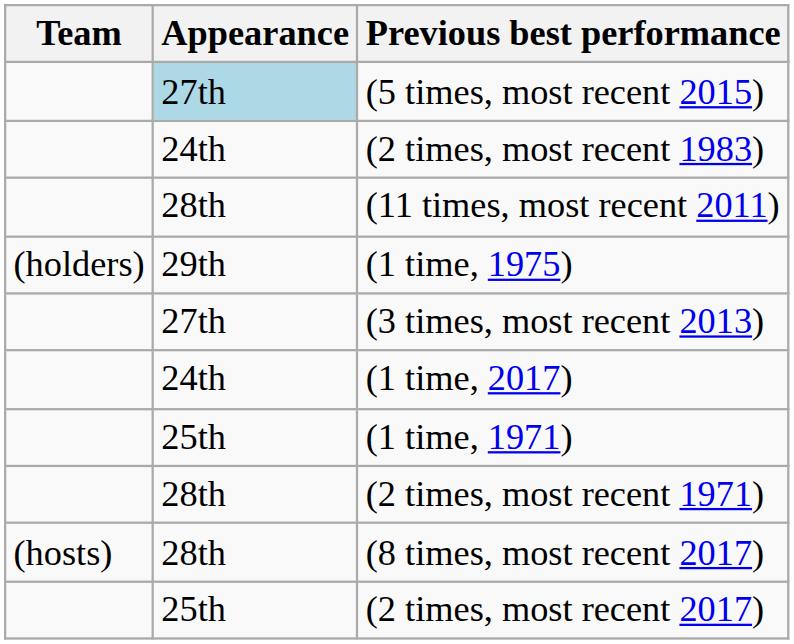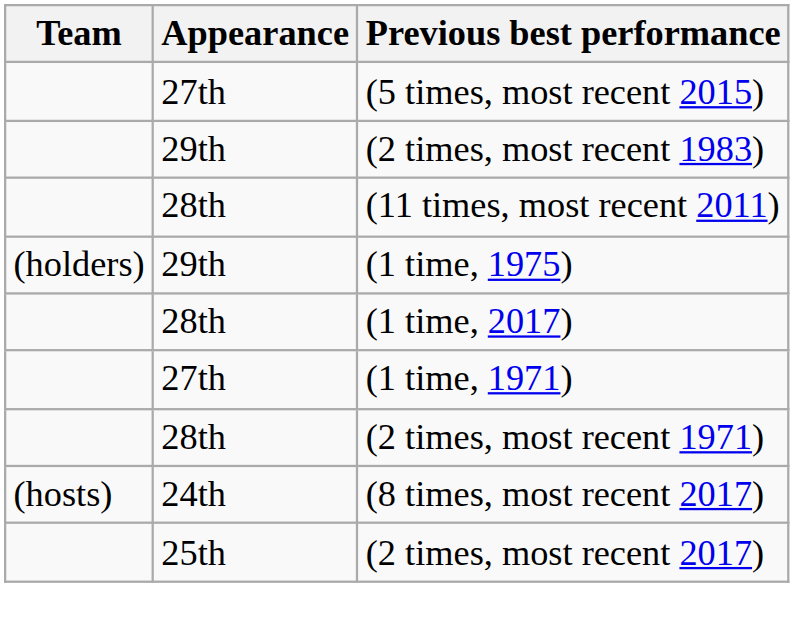(194, 90) lightblue background -> (194, 90) no background
(194, 148) 24th -> (194, 148) 29th
- row: (565, 321)
(194, 378) 24th -> (194, 321) 28th
(194, 436) 25th -> (194, 378) 27th
(194, 551) 28th -> (194, 494) 24th
